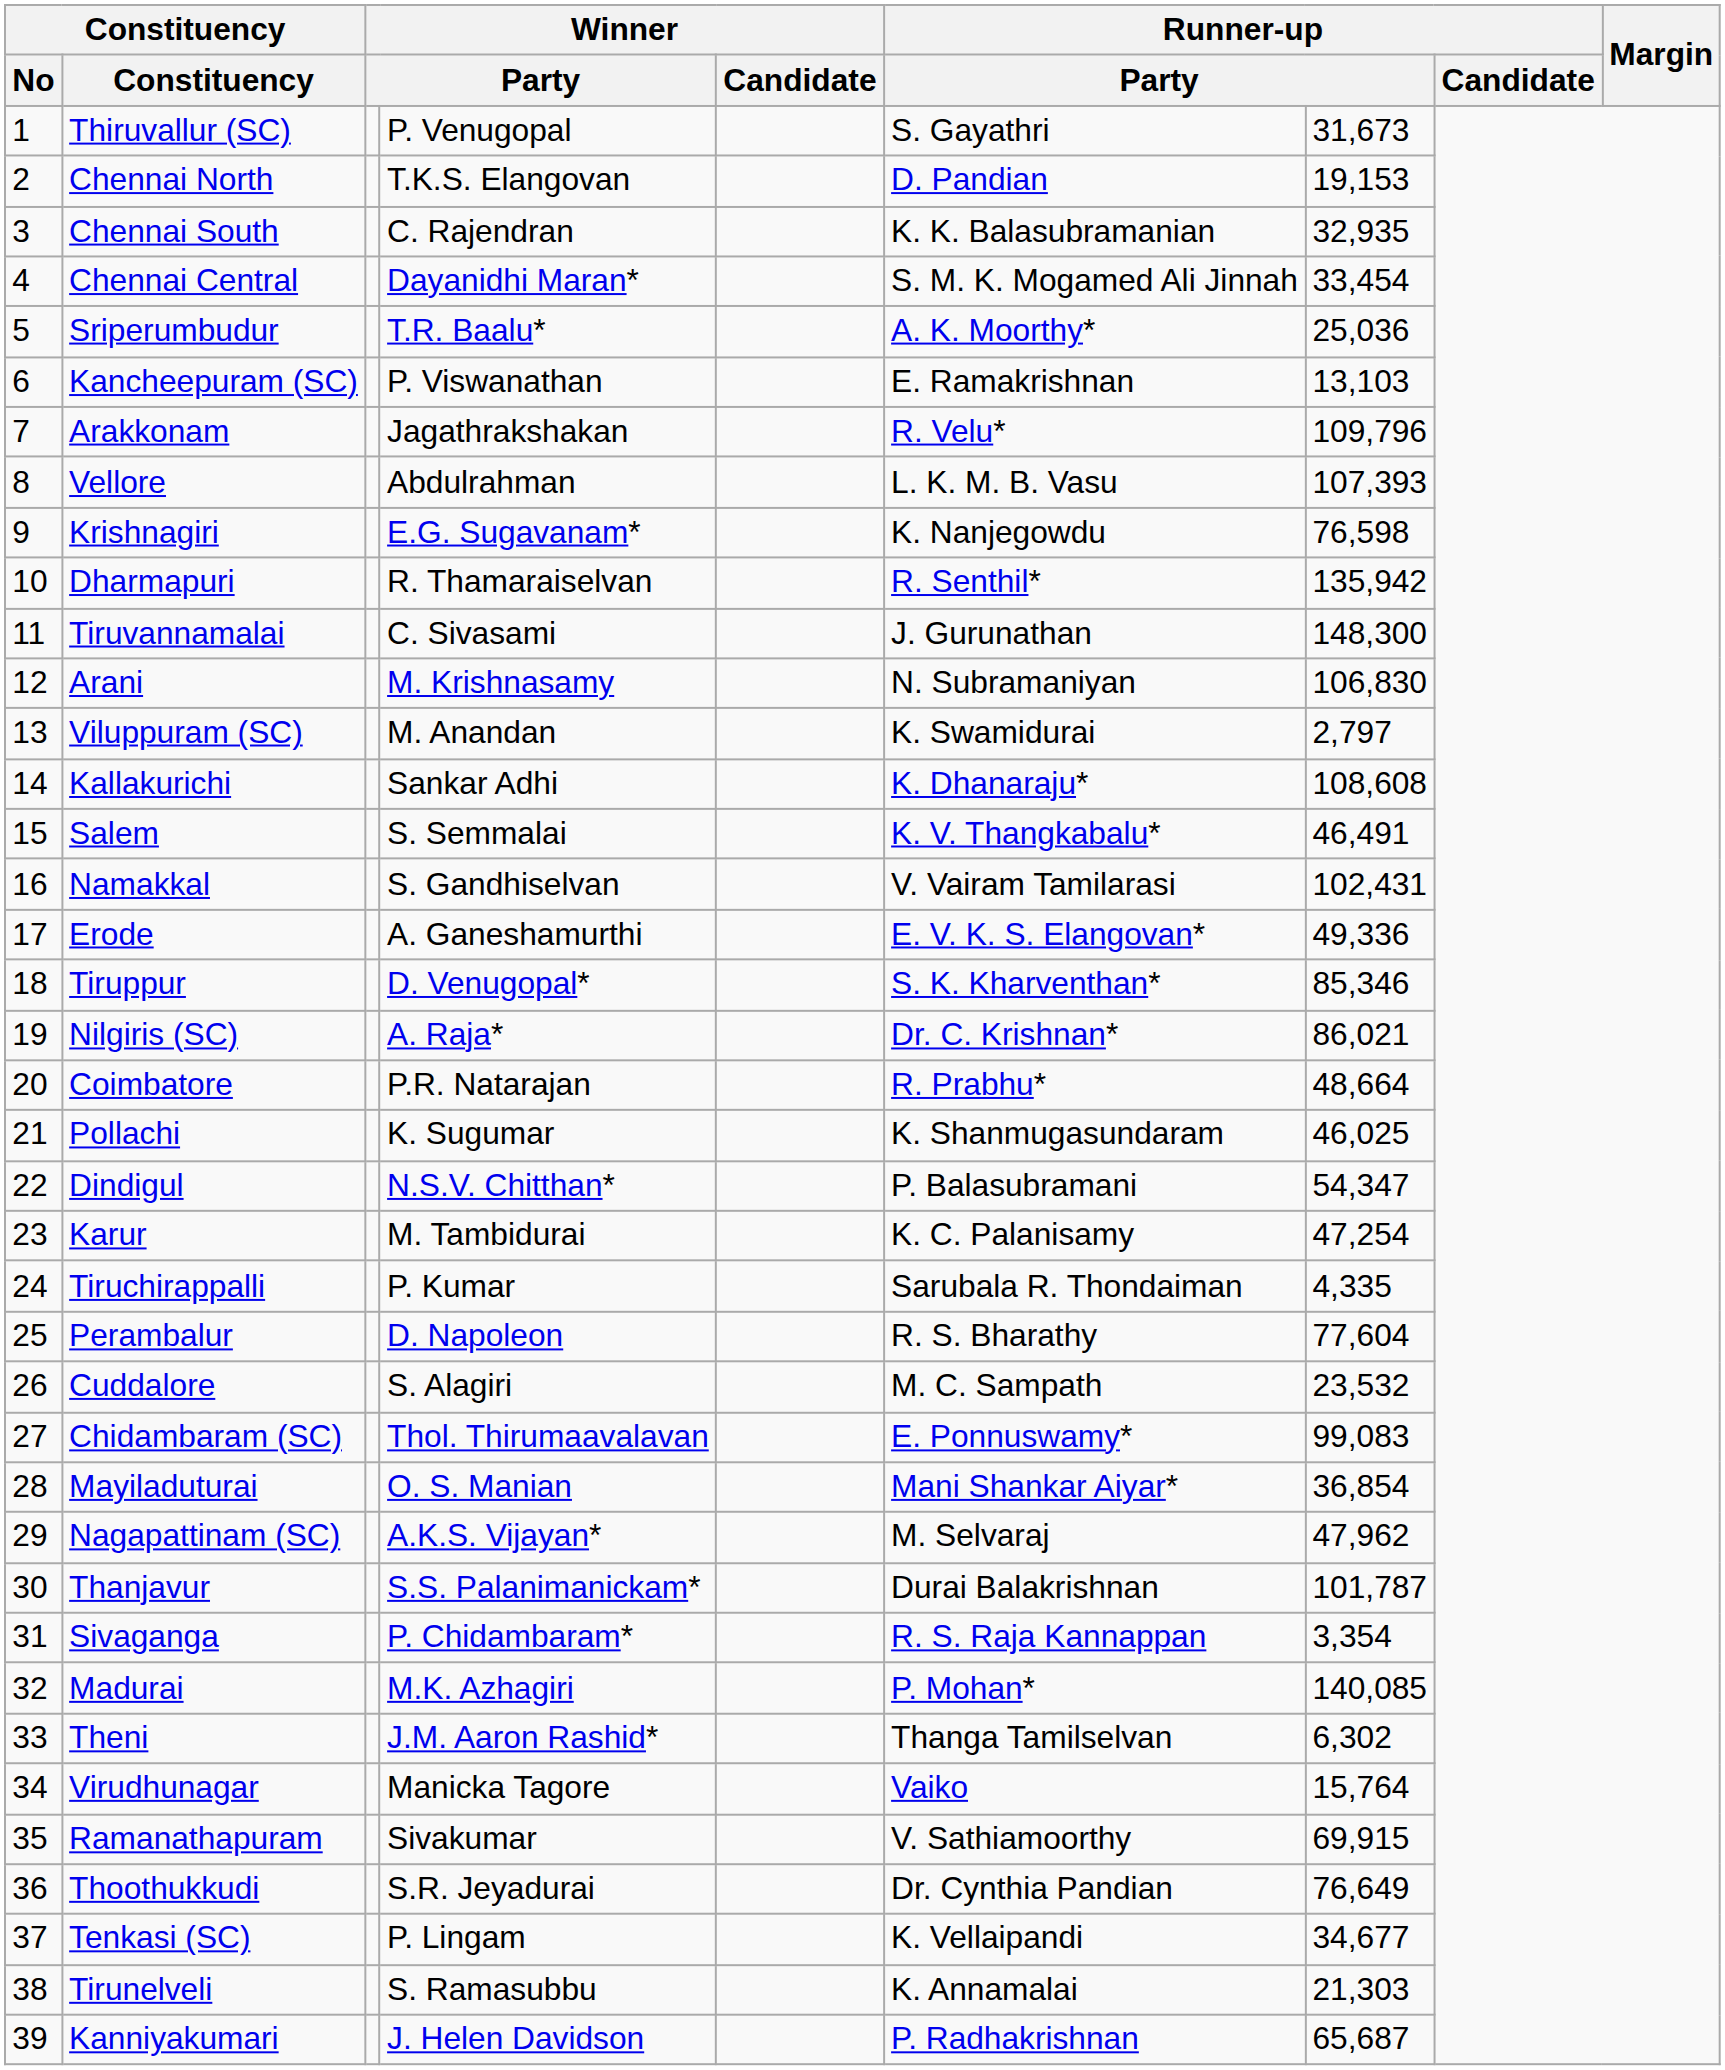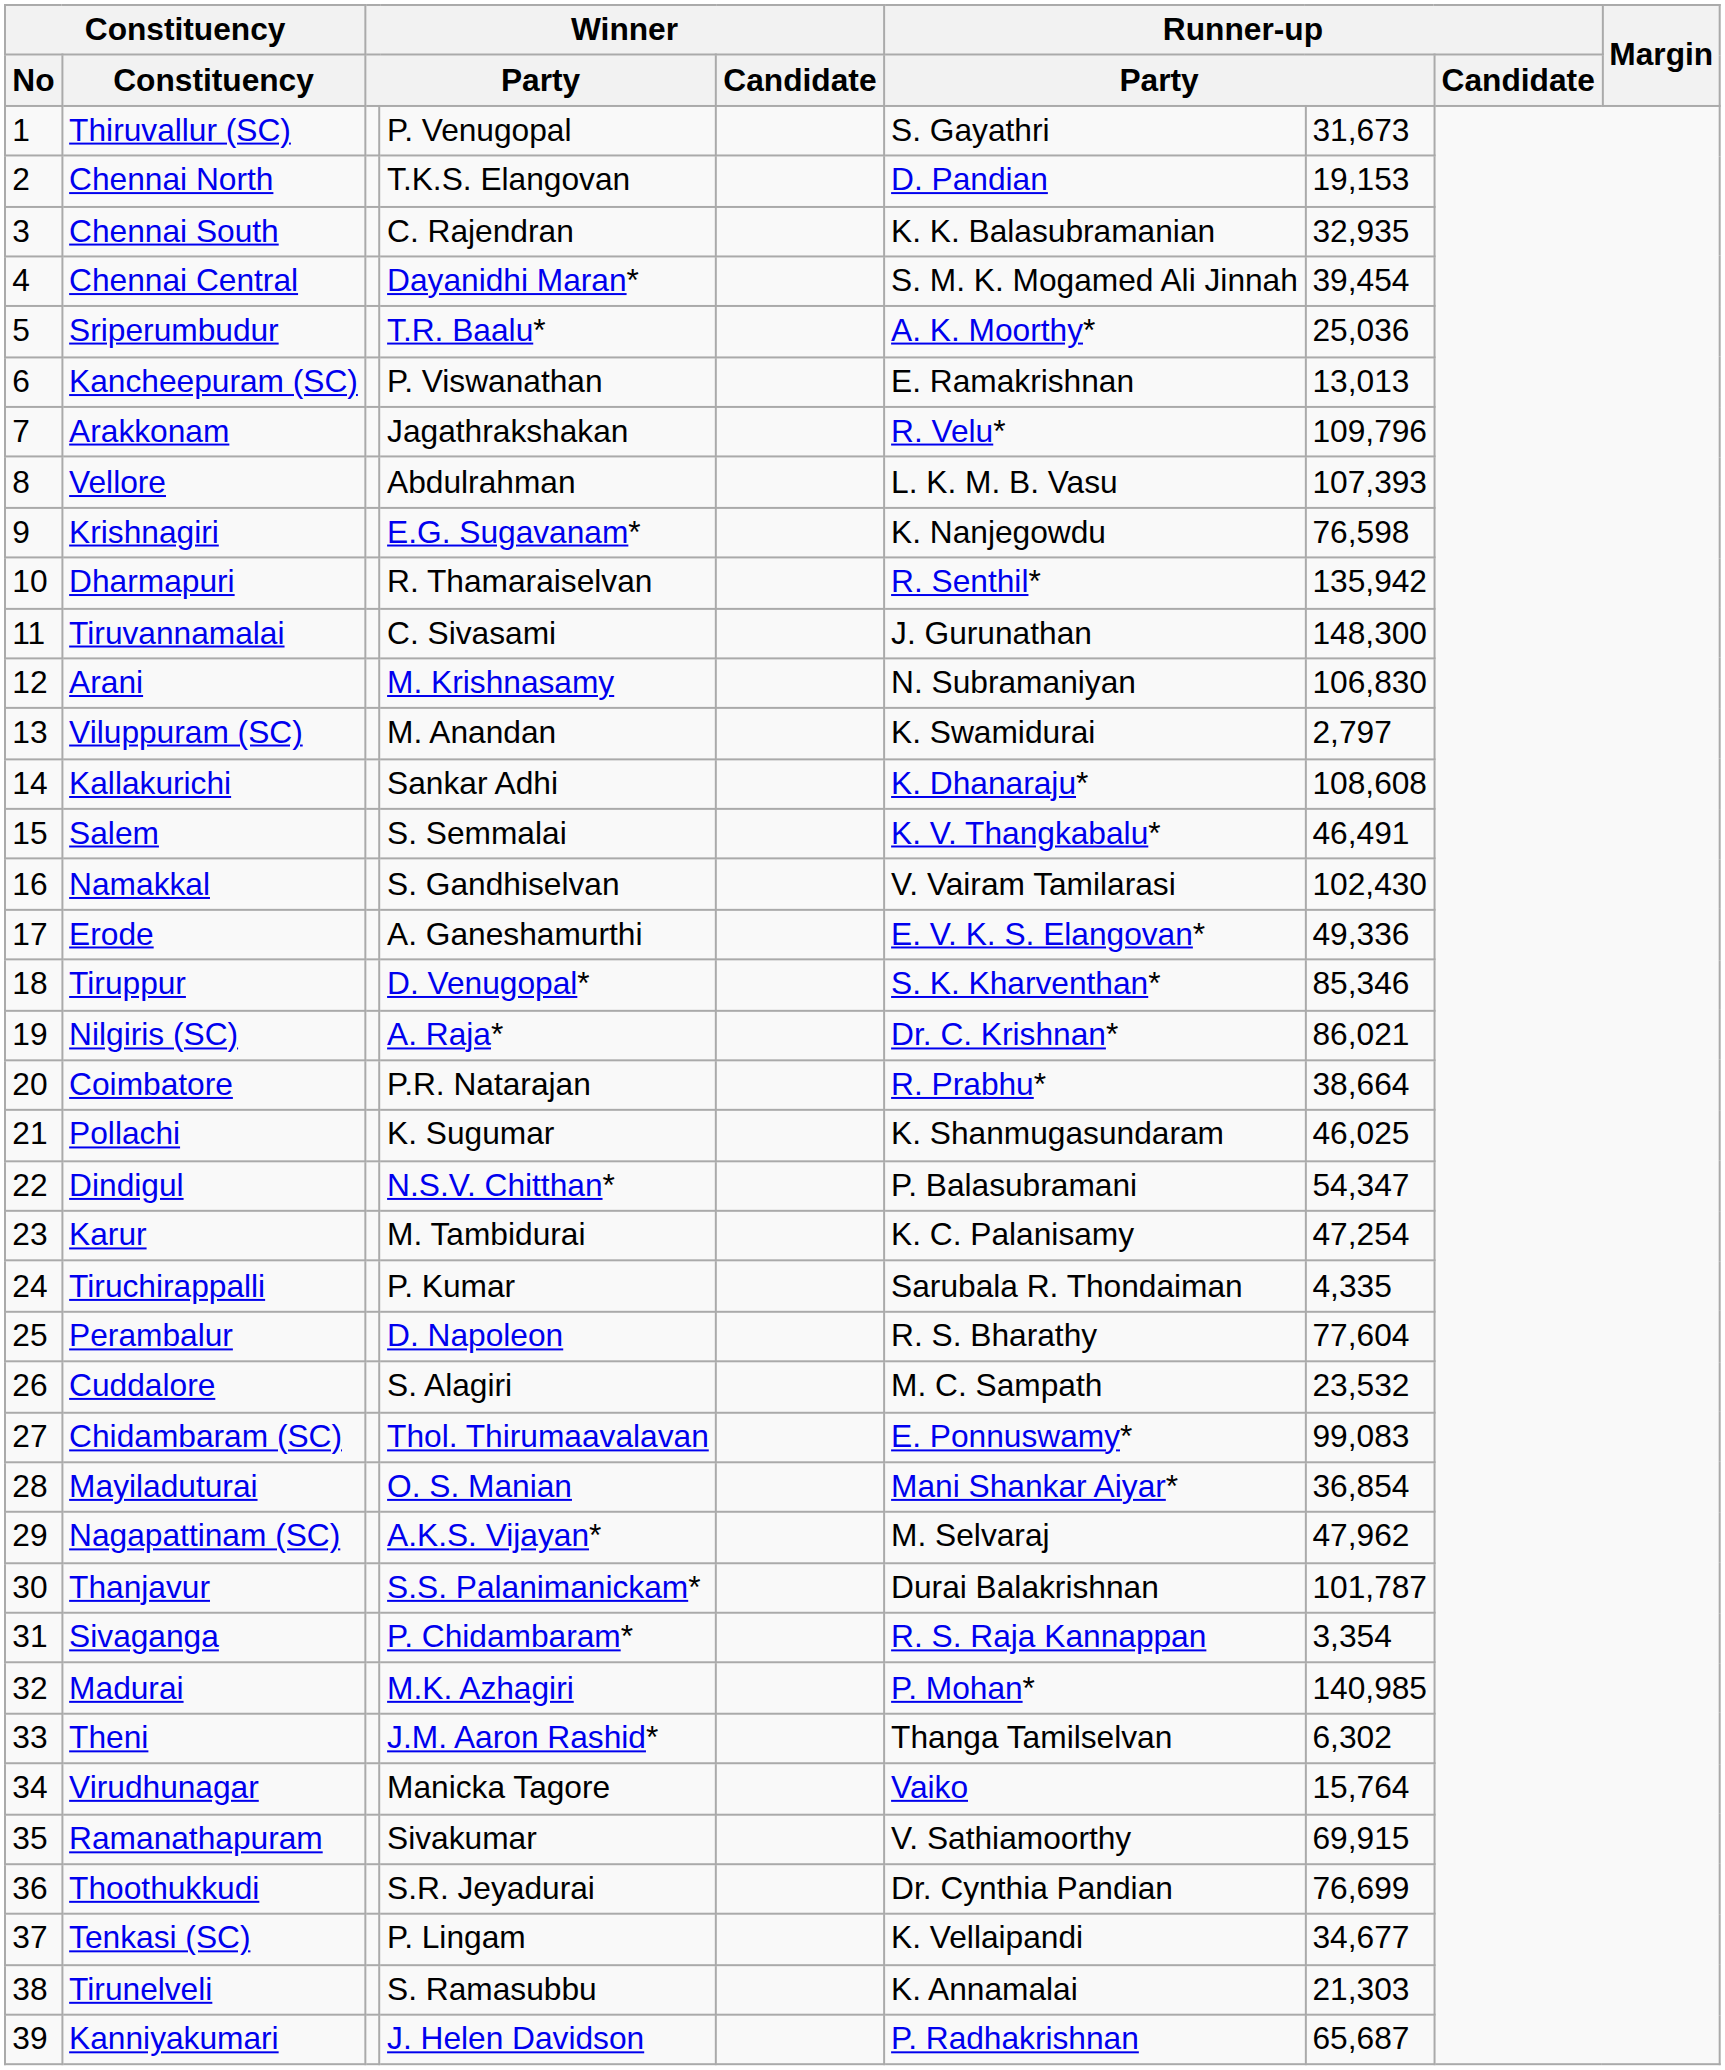(1361, 280) 33,454 -> (1361, 280) 39,454
(1361, 381) 13,103 -> (1361, 381) 13,013
(1370, 883) 102,431 -> (1370, 883) 102,430
(1361, 1084) 48,664 -> (1361, 1084) 38,664
(1370, 1687) 140,085 -> (1370, 1687) 140,985
(1361, 1888) 76,649 -> (1361, 1888) 76,699
